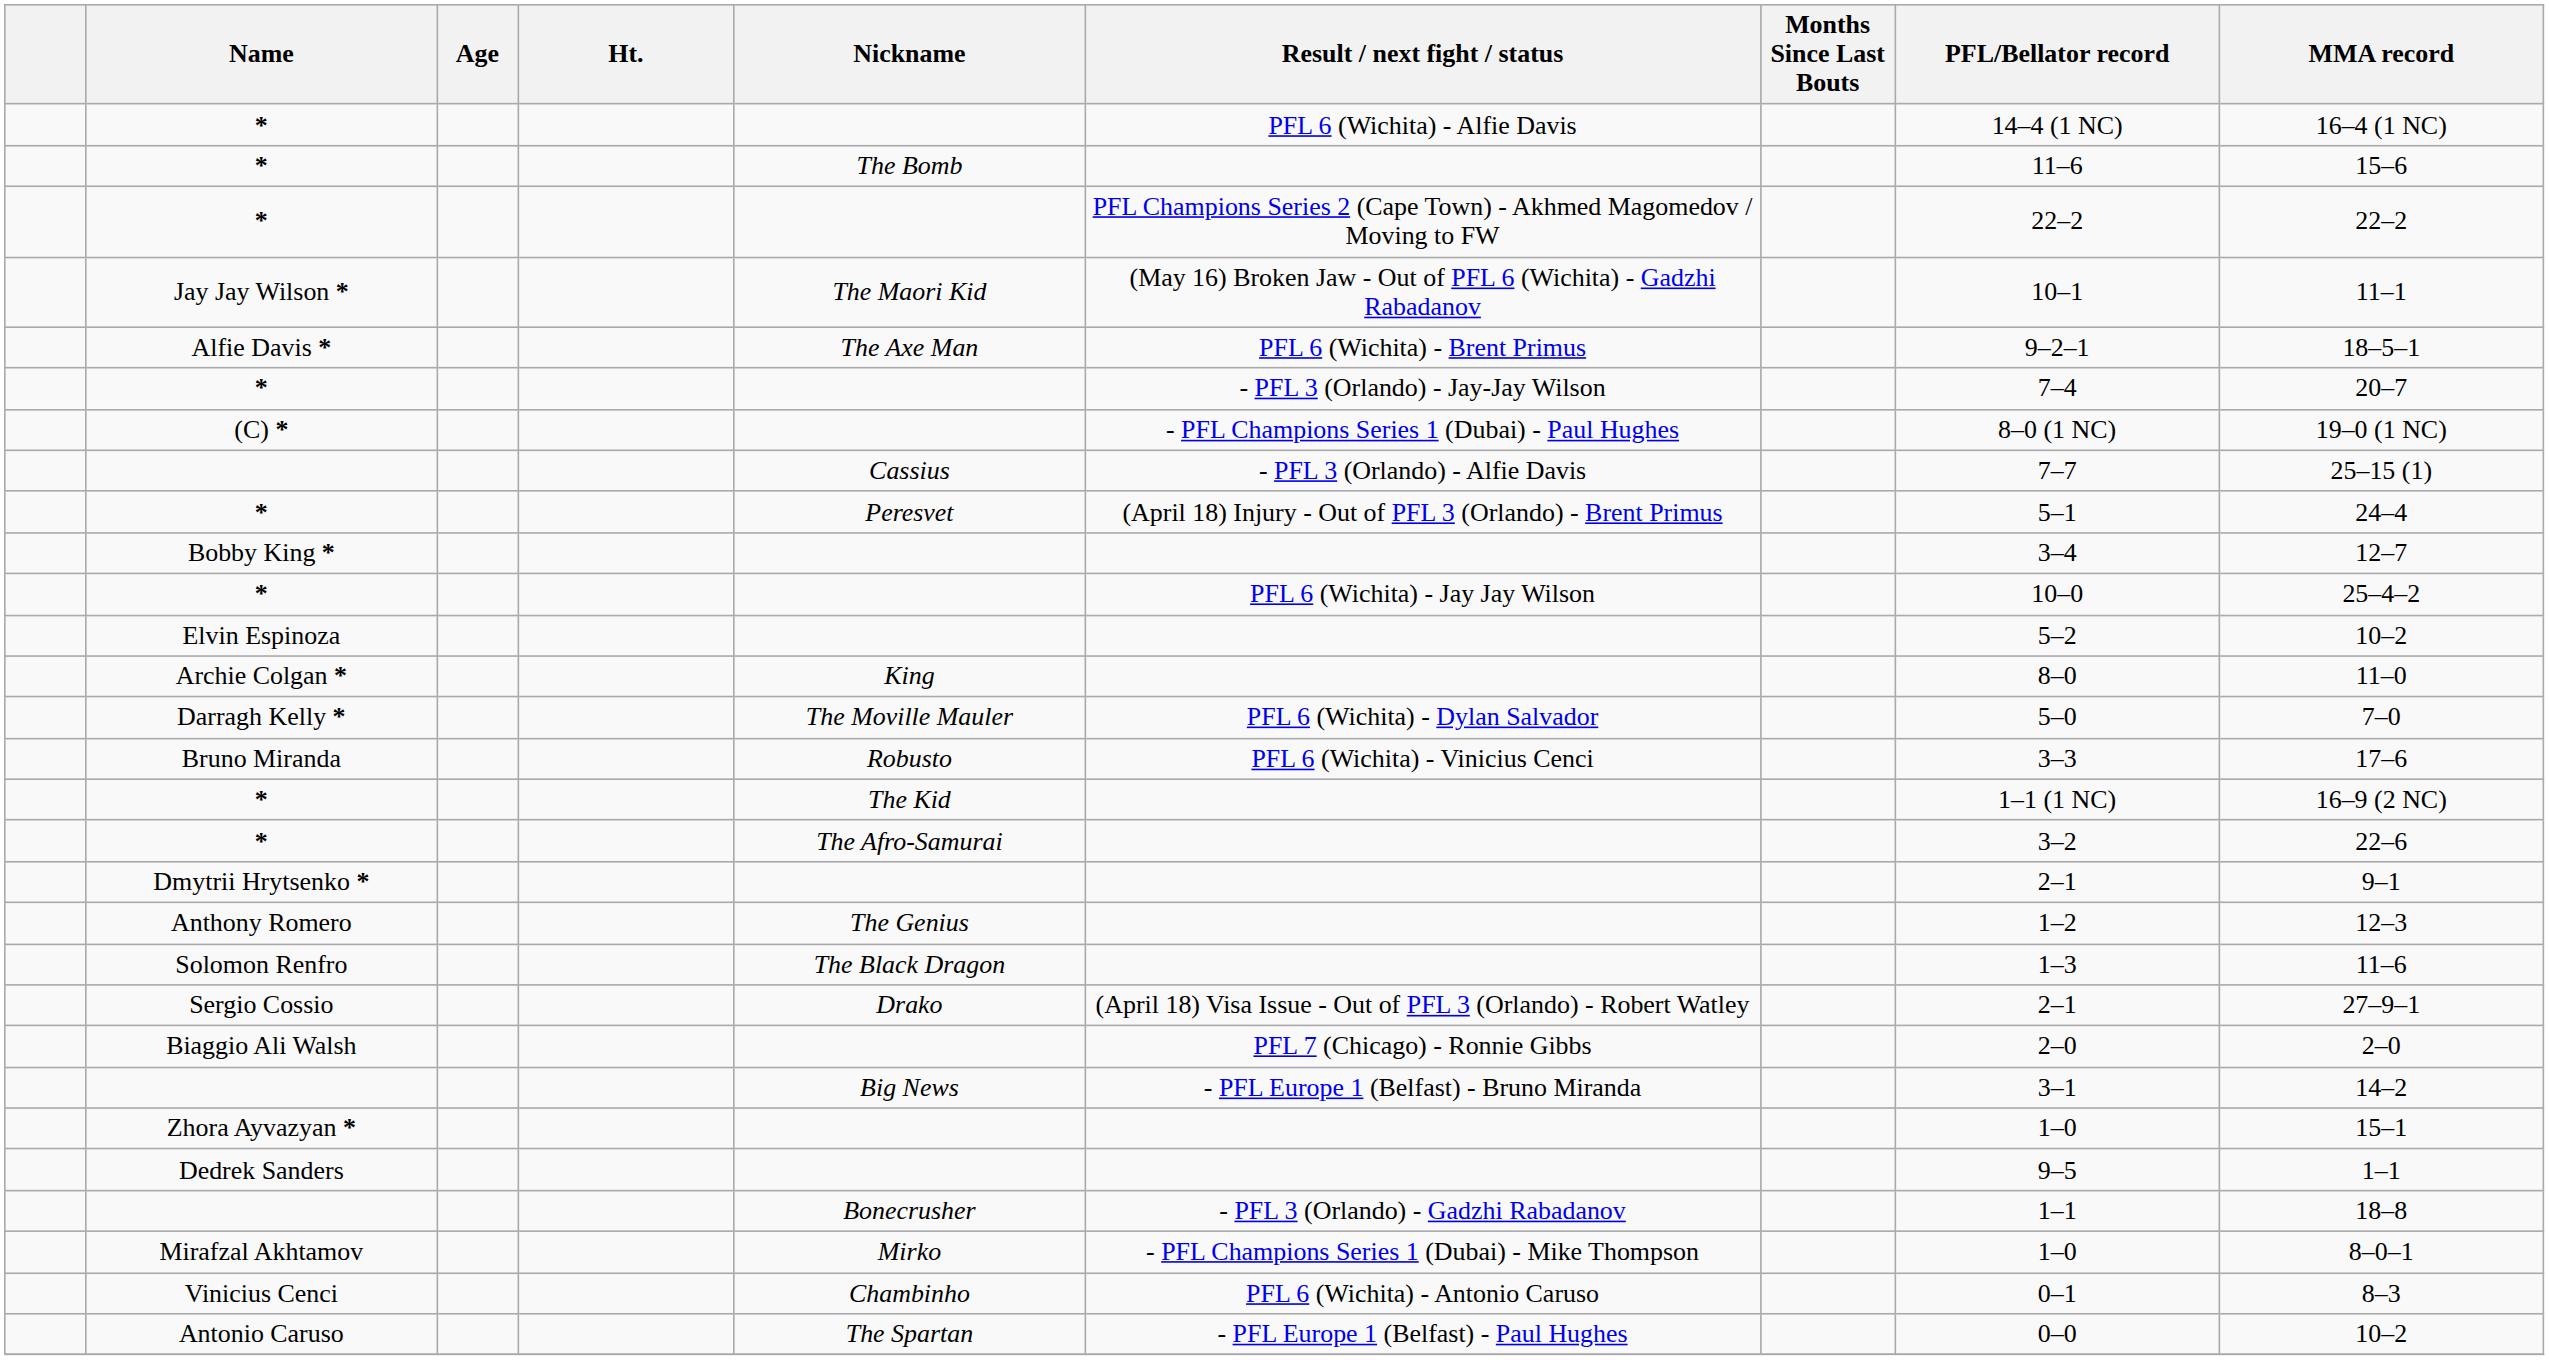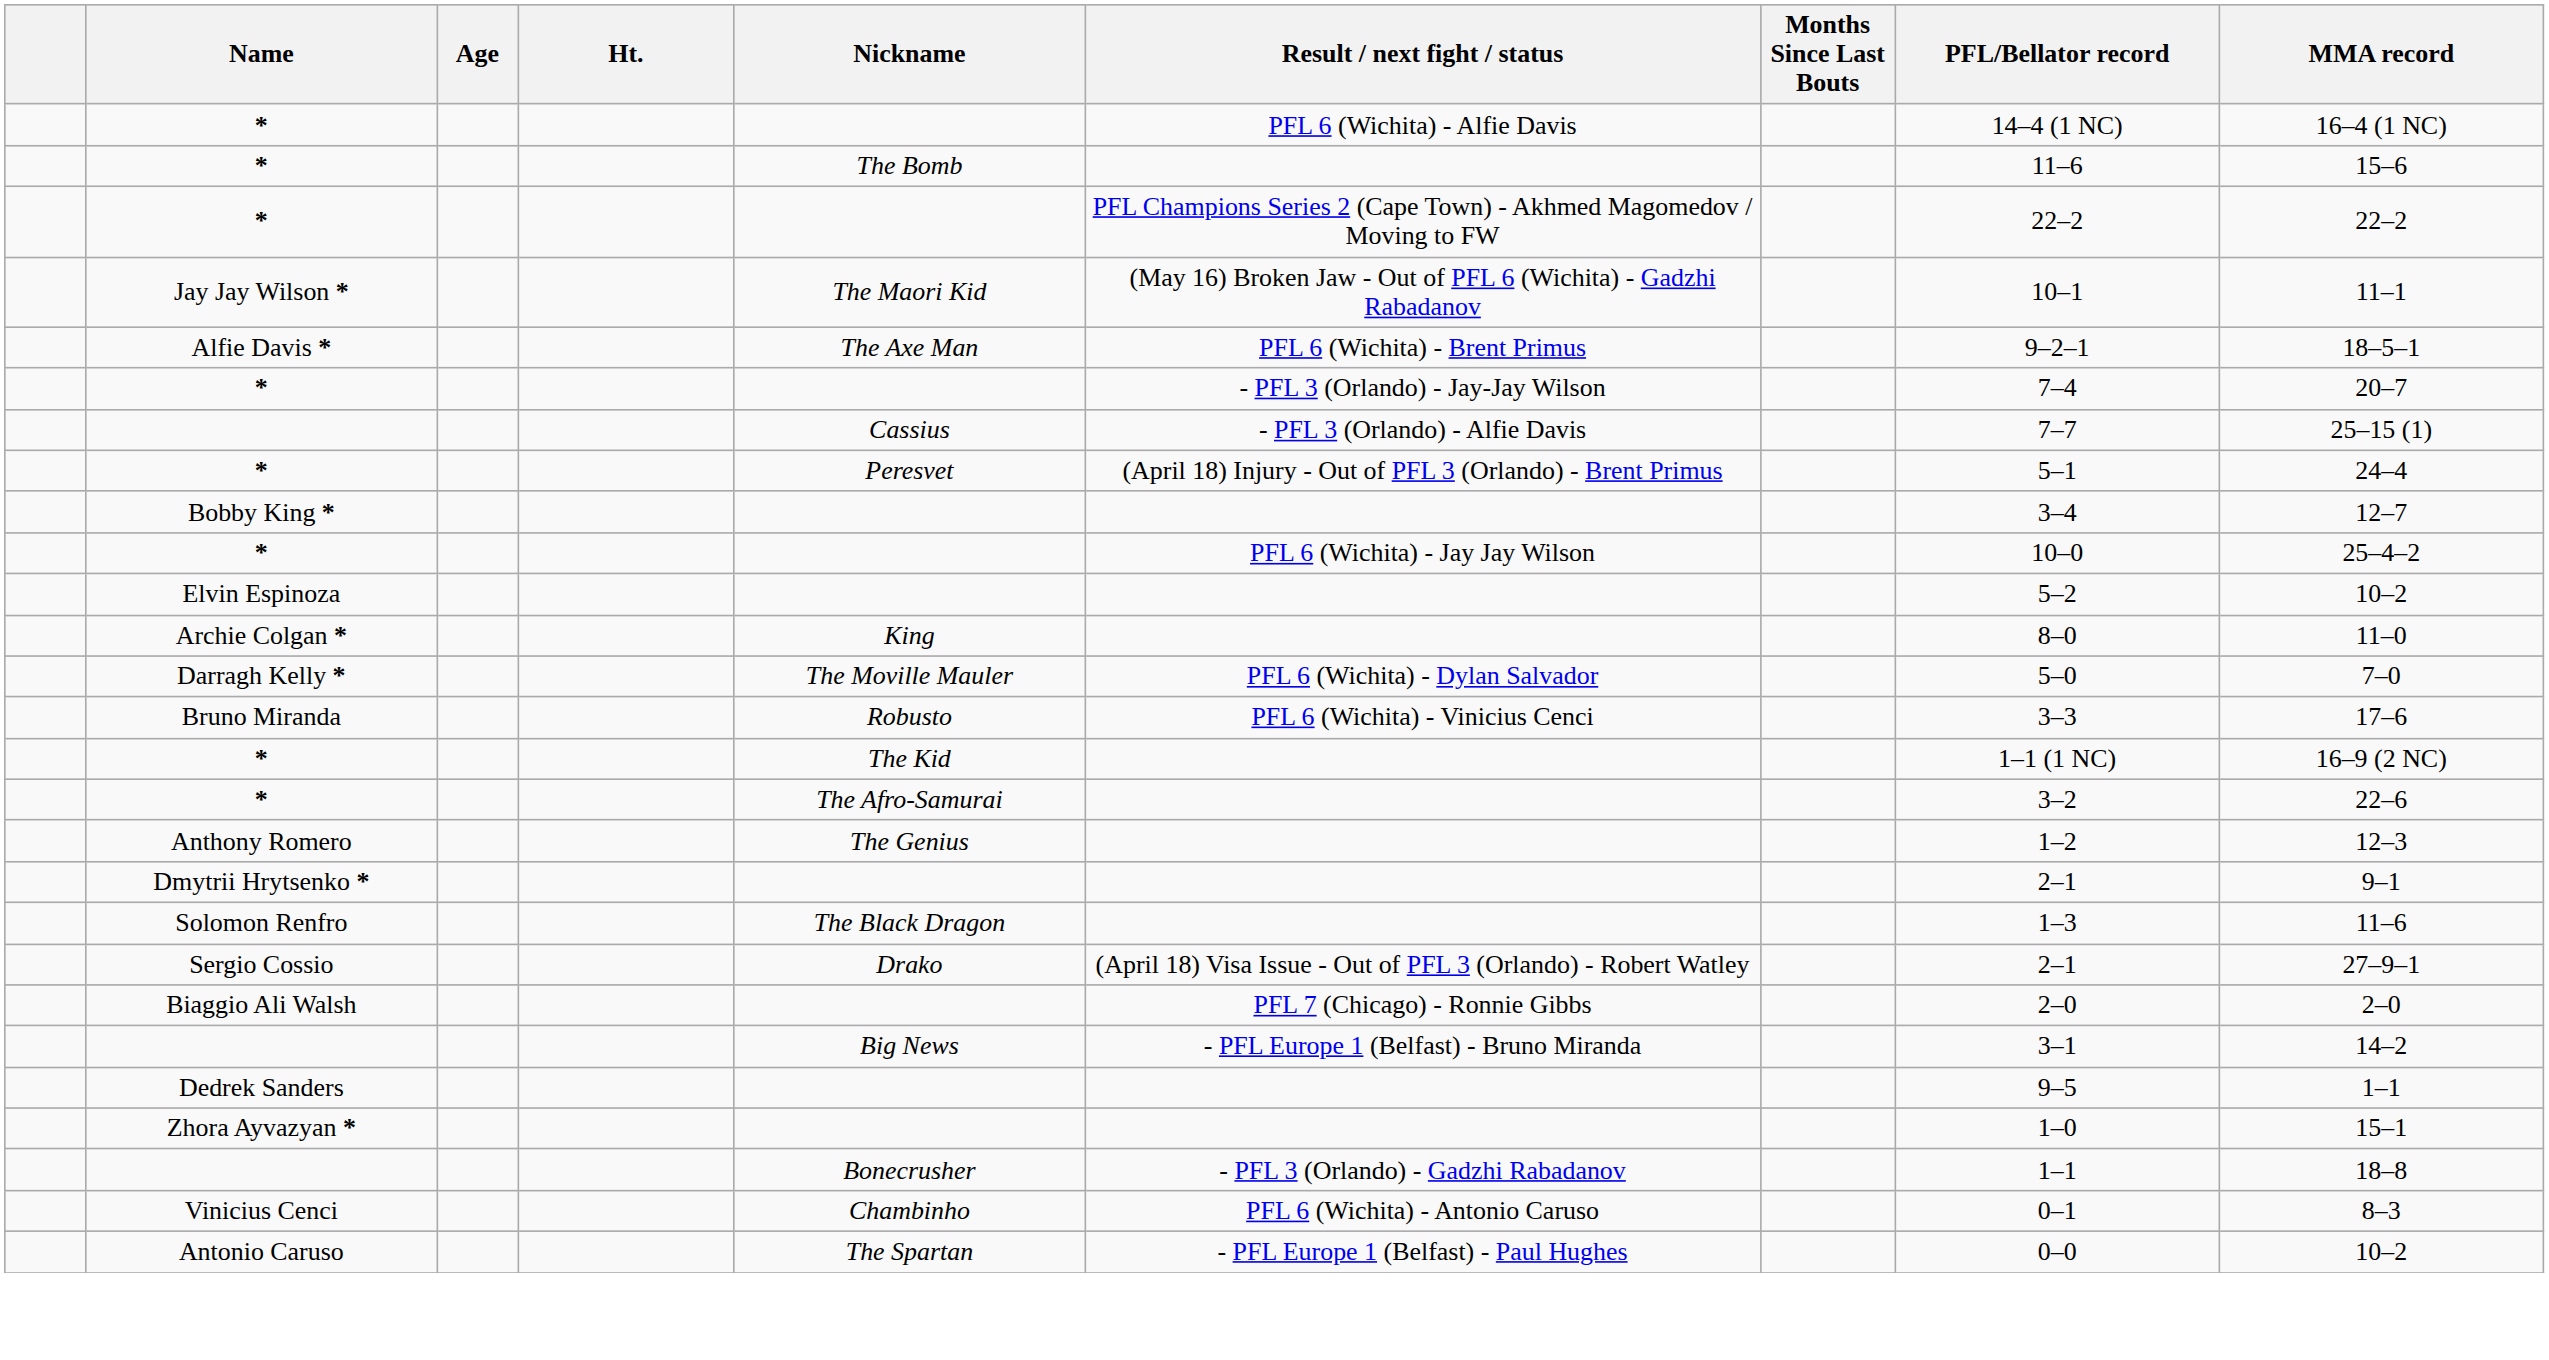- row: (45, 430)
rows swapped: (45, 923) <-> (45, 882)
rows swapped: (45, 1170) <-> (45, 1129)
- row: (45, 1252)
